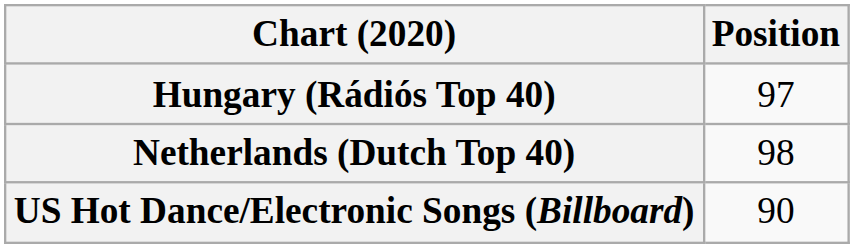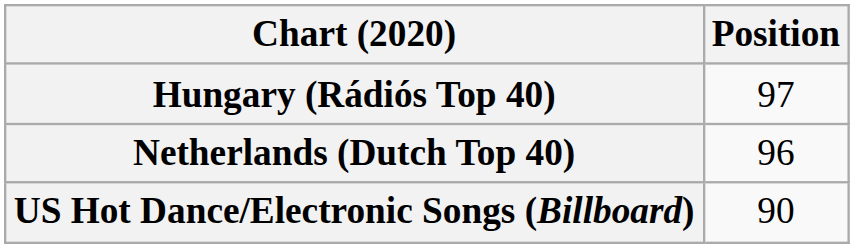(776, 152) 98 -> (776, 152) 96
